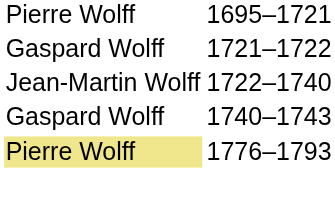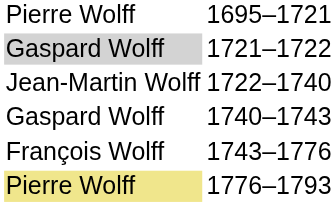(85, 48) no background -> (85, 48) lightgrey background
+ row: (269, 151)
